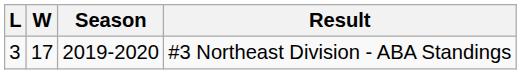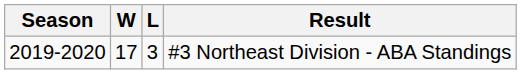columns swapped: (111, 20) <-> (15, 20)
